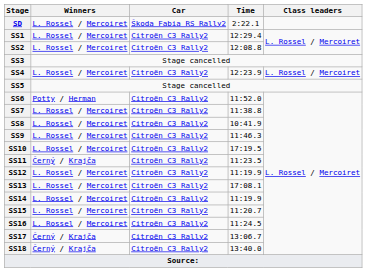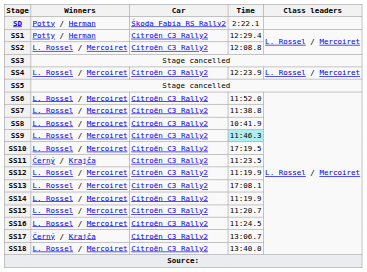(80, 23) L. Rossel / Mercoiret -> (64, 23) Potty / Herman
(80, 36) L. Rossel / Mercoiret -> (64, 36) Potty / Herman
(64, 98) Potty / Herman -> (80, 98) L. Rossel / Mercoiret
(246, 136) no background -> (246, 136) paleturquoise background
(64, 248) Černý / Krajča -> (80, 248) L. Rossel / Mercoiret
